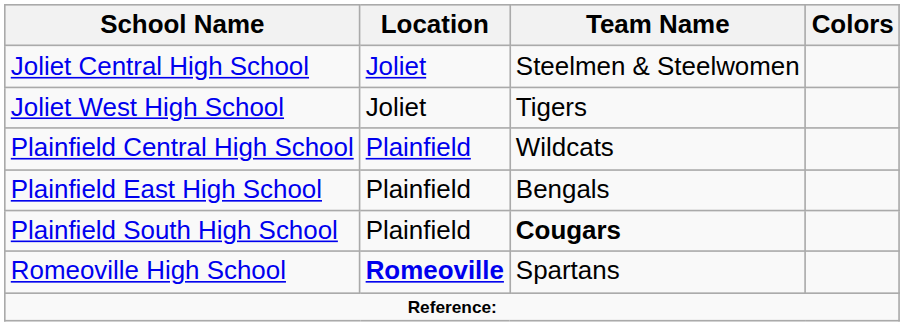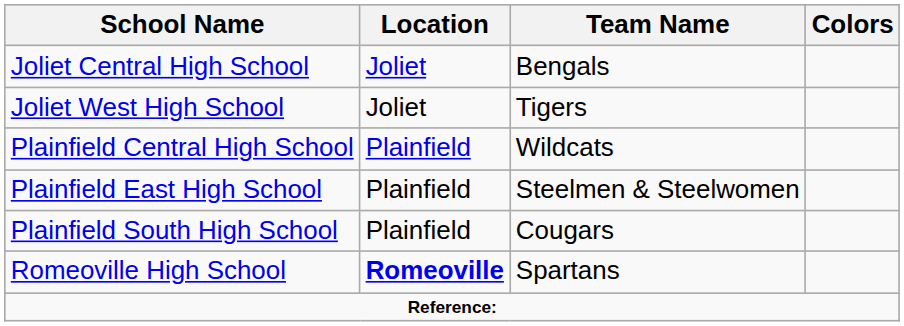(658, 66) Steelmen & Steelwomen -> (563, 66) Bengals
(563, 189) Bengals -> (658, 189) Steelmen & Steelwomen
(568, 230) bold -> (565, 230) normal
